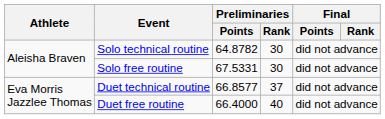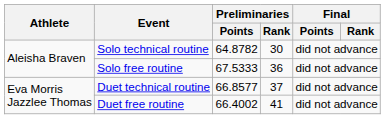(237, 68) 67.5331 -> (237, 68) 67.5333
(277, 68) 30 -> (277, 68) 36
(237, 105) 66.4000 -> (237, 105) 66.4002
(277, 105) 40 -> (277, 105) 41
